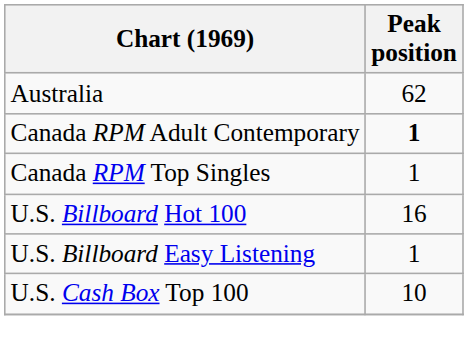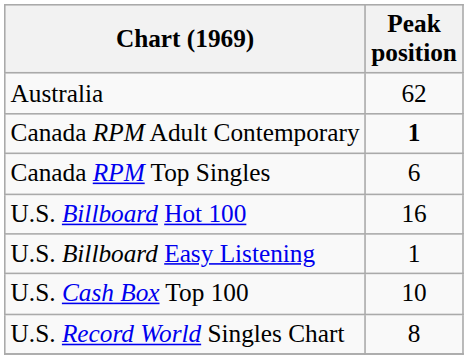(414, 173) 1 -> (414, 173) 6
+ row: (178, 333)
